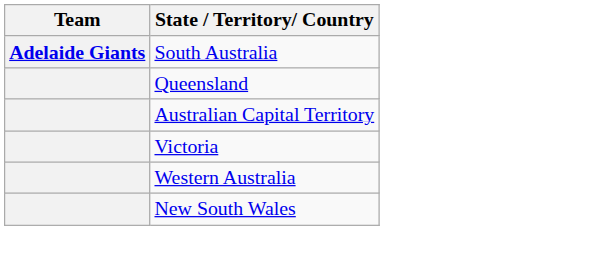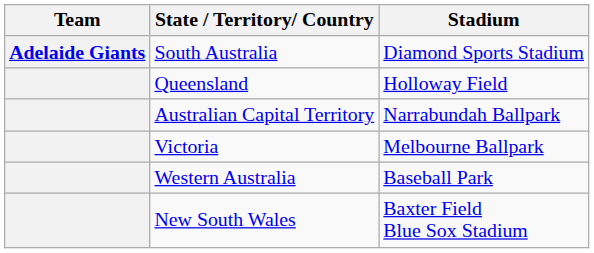+ column: (484, 20)
